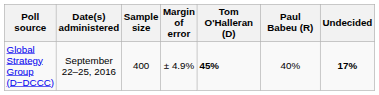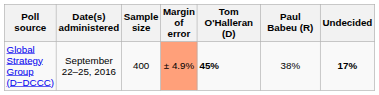(179, 66) no background -> (179, 66) lightsalmon background
(290, 66) 40% -> (290, 66) 38%
